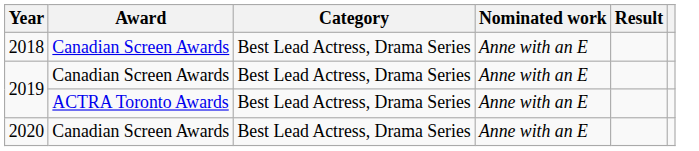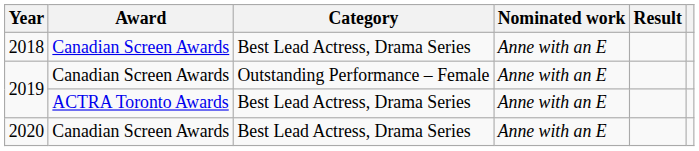(354, 74) Best Lead Actress, Drama Series -> (363, 74) Outstanding Performance – Female
